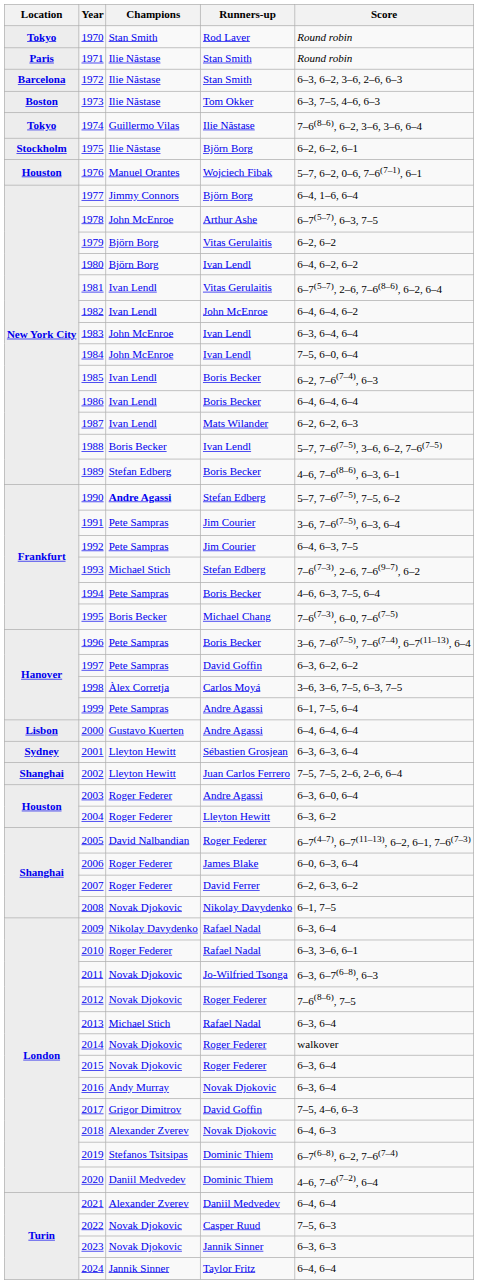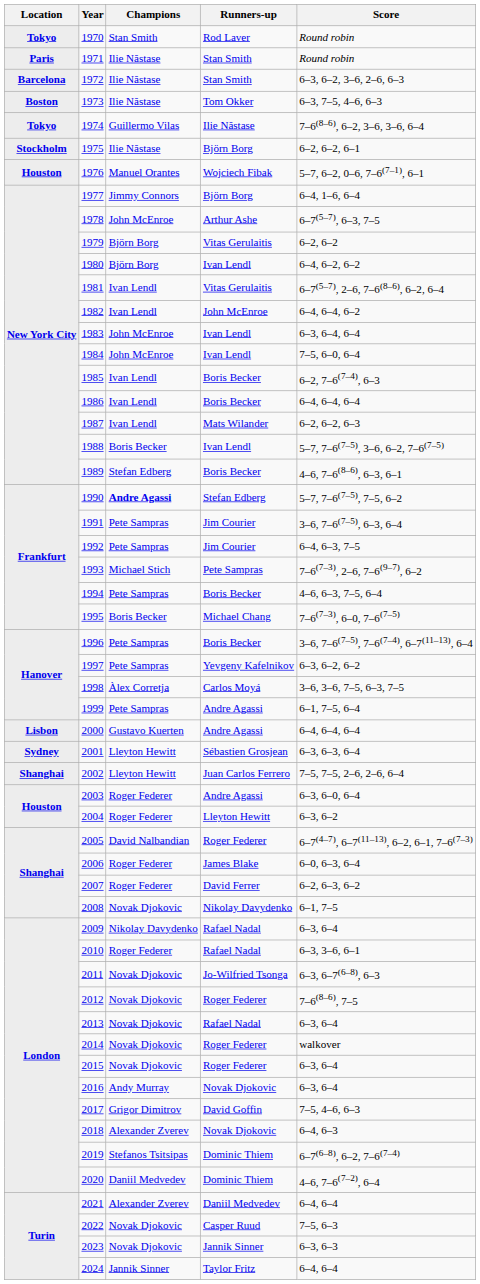(234, 569) Stefan Edberg -> (233, 569) Pete Sampras
(232, 665) David Goffin -> (249, 665) Yevgeny Kafelnikov
(139, 1023) Michael Stich -> (145, 1023) Novak Djokovic
